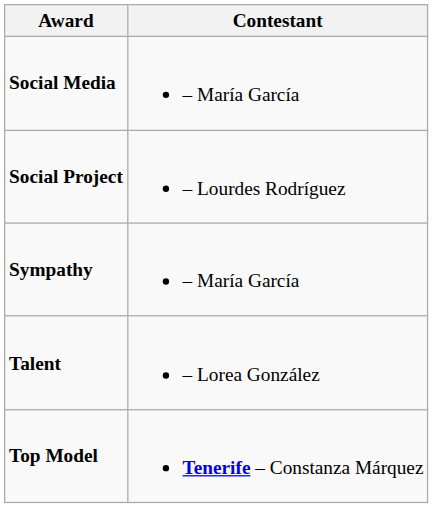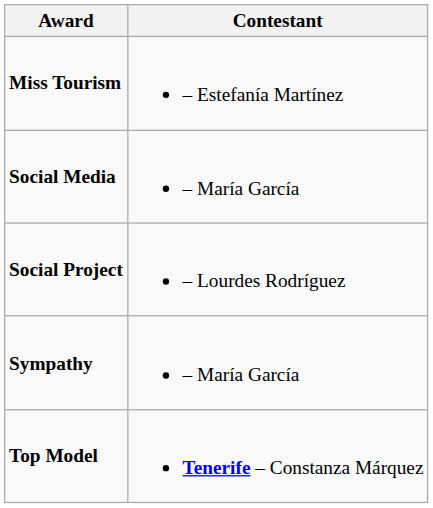+ row: (65, 83)
- row: (35, 362)
